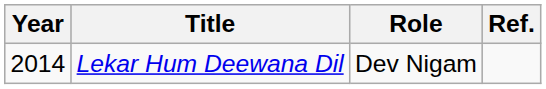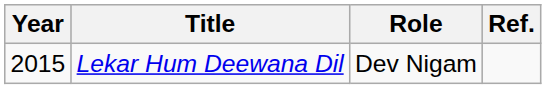(38, 63) 2014 -> (38, 63) 2015
